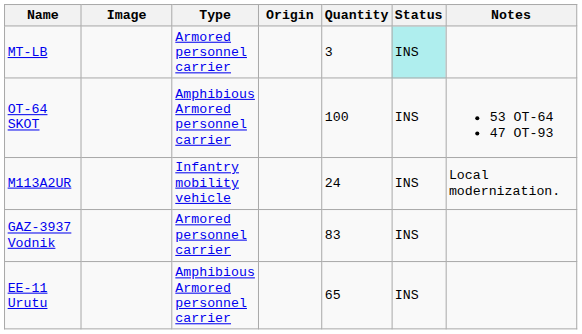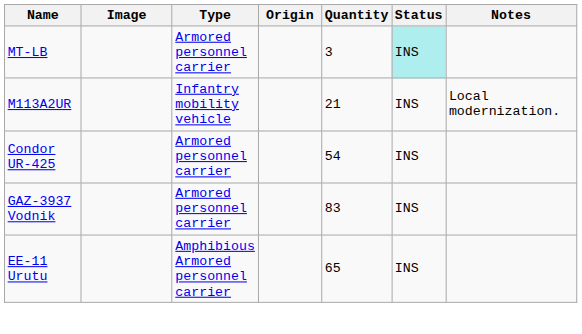- row: (28, 118)
(333, 183) 24 -> (333, 104) 21
+ row: (32, 157)
